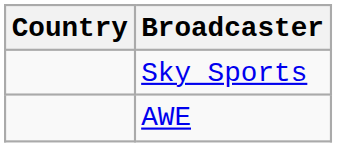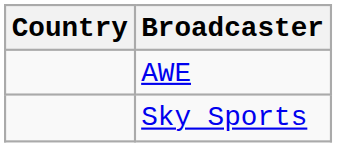rows swapped: (224, 73) <-> (166, 118)
